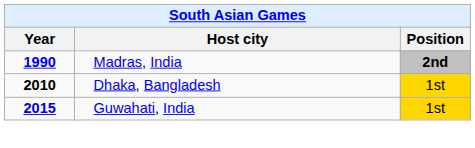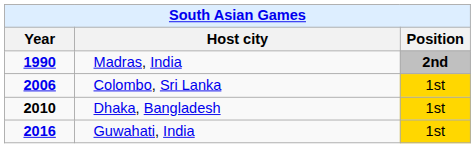+ row: (157, 85)
(40, 108) 2015 -> (40, 131) 2016
